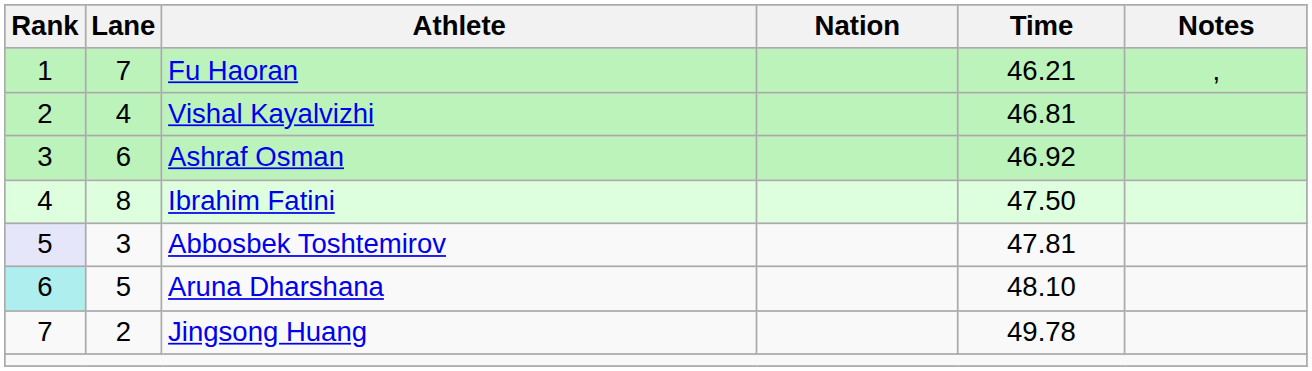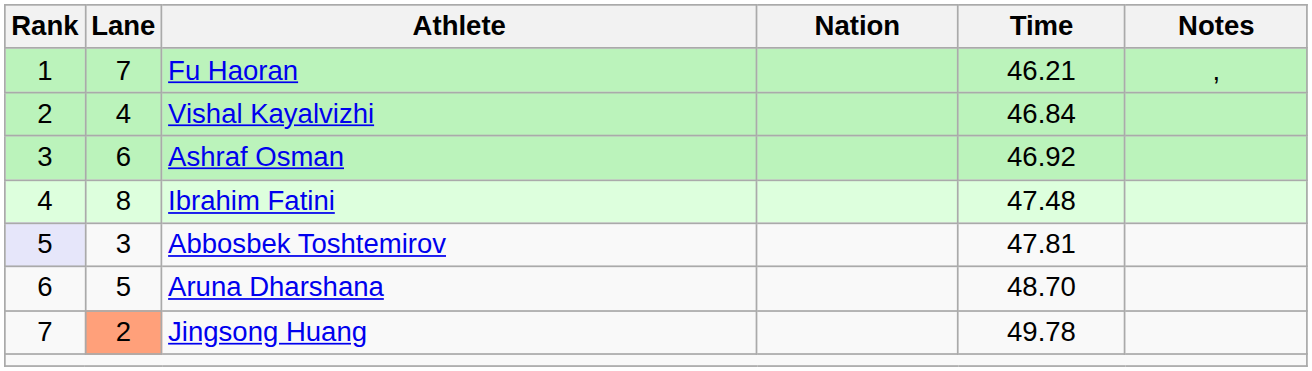(1041, 113) 46.81 -> (1041, 113) 46.84
(1041, 200) 47.50 -> (1041, 200) 47.48
(45, 288) paleturquoise background -> (45, 288) no background
(1041, 288) 48.10 -> (1041, 288) 48.70
(123, 331) no background -> (123, 331) lightsalmon background
